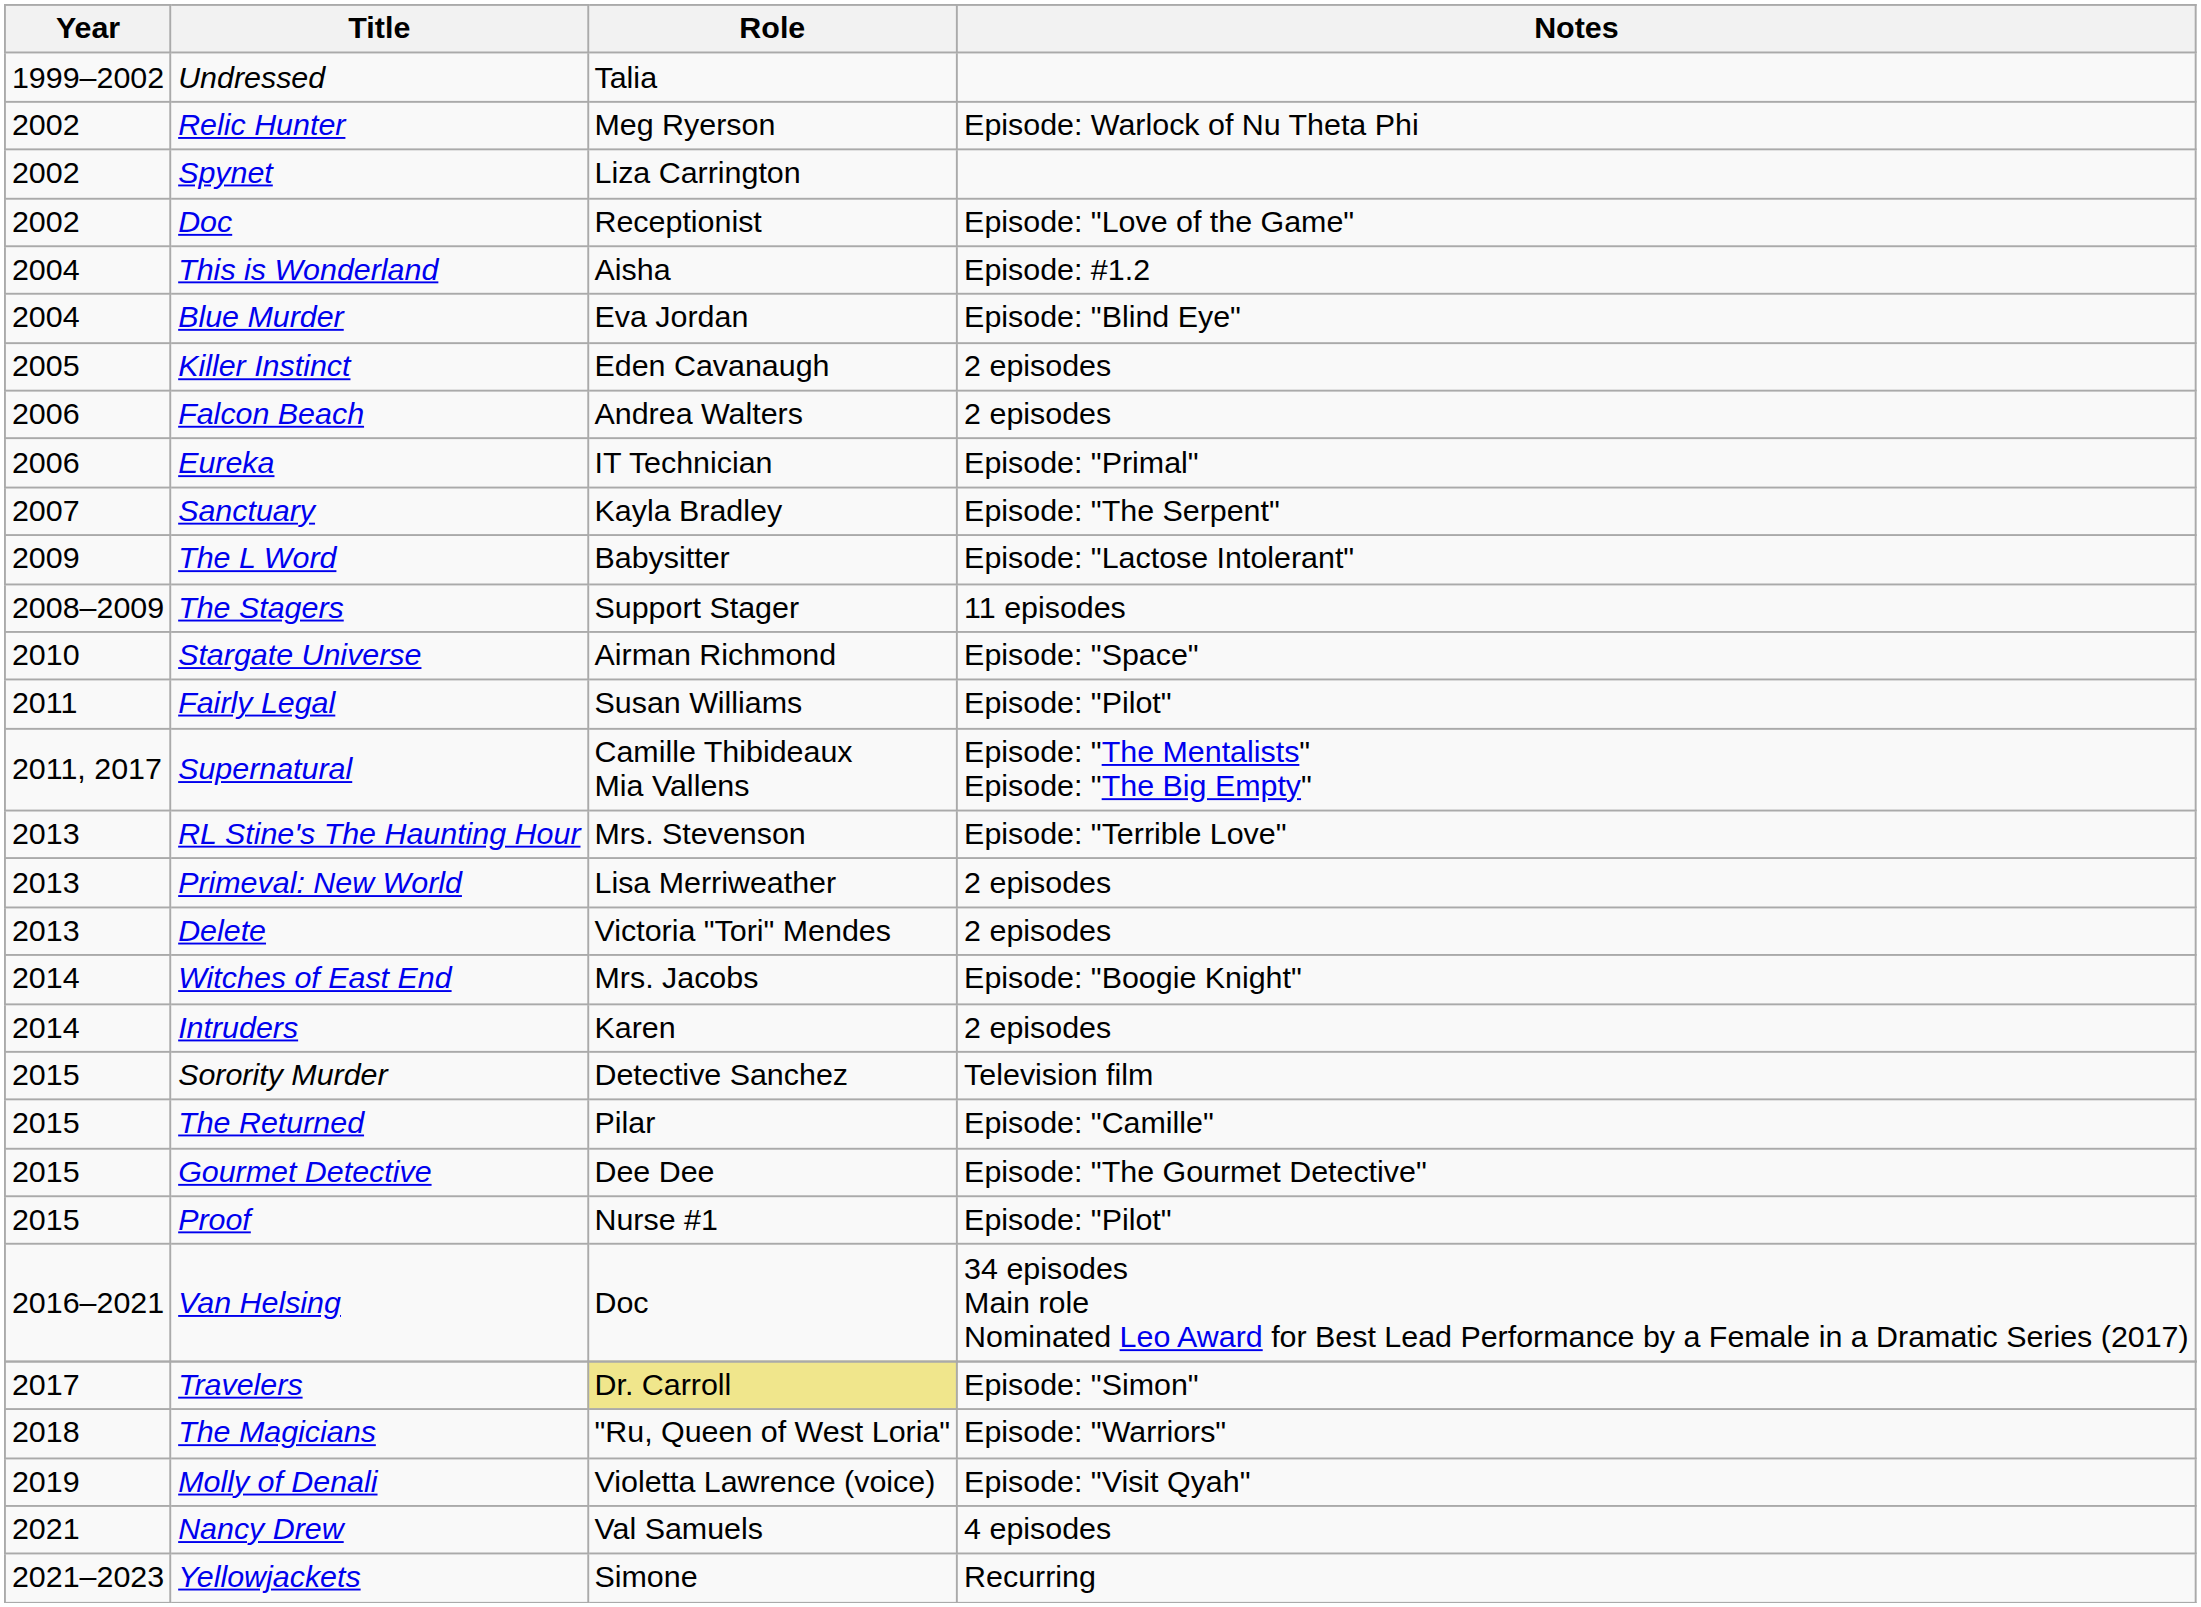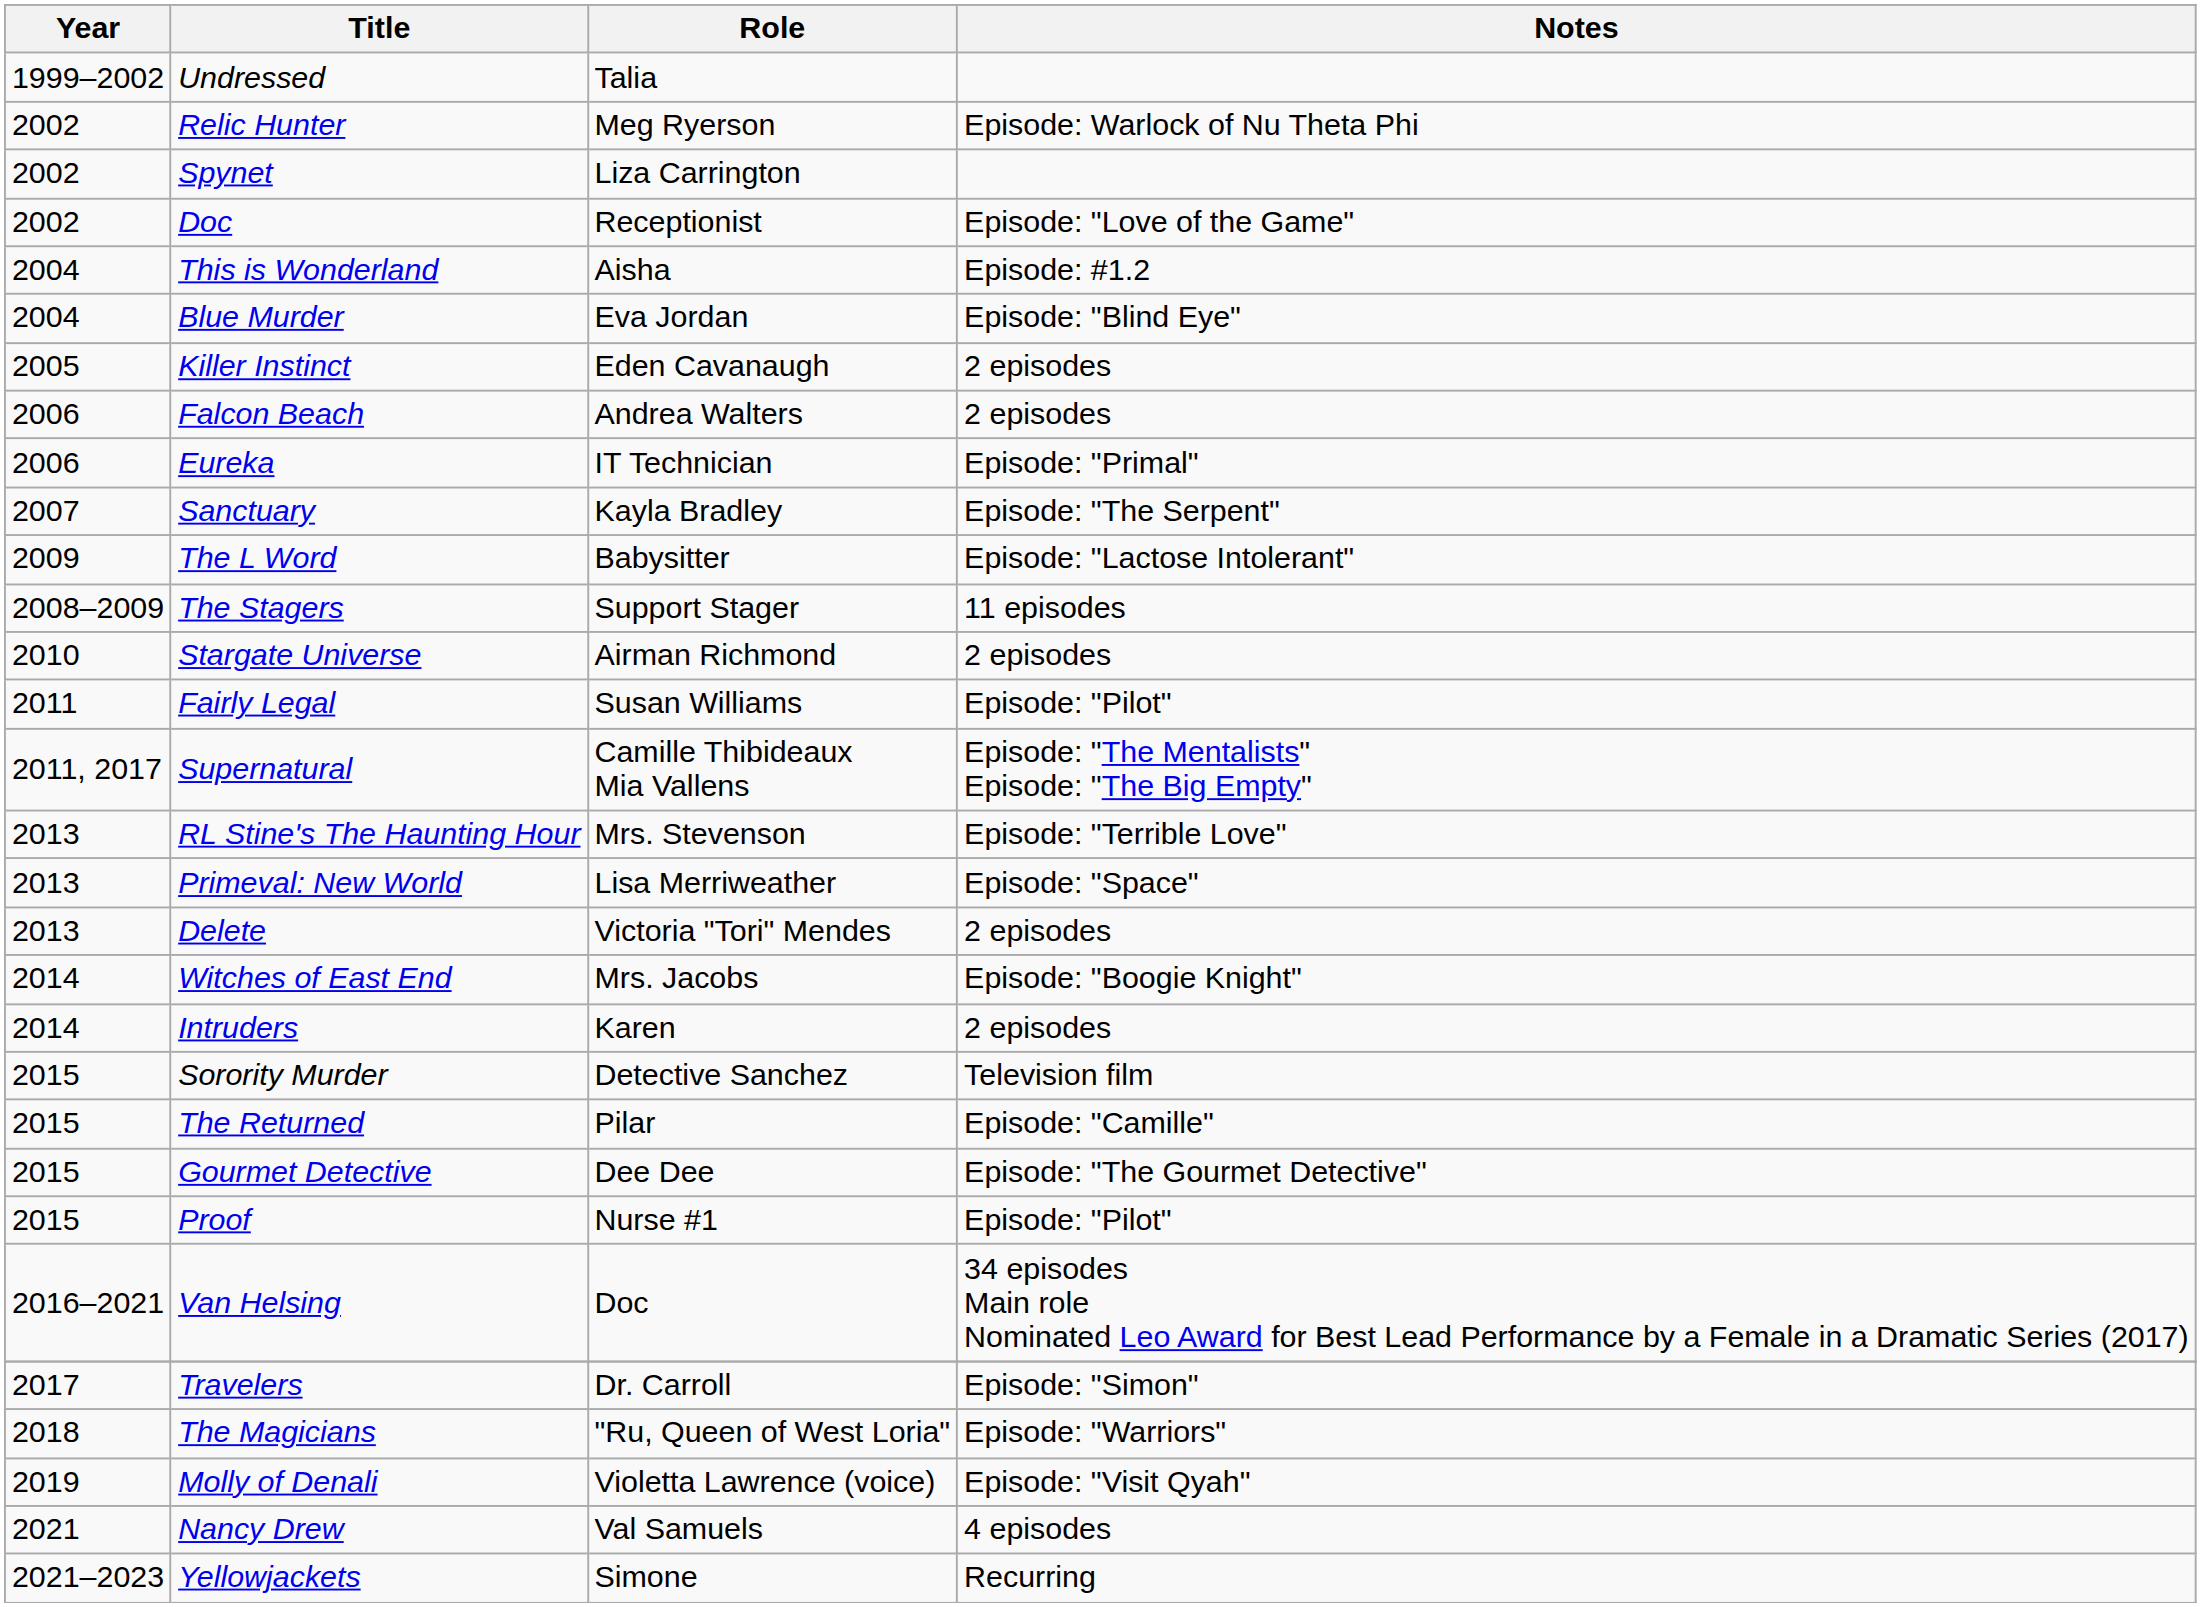(1081, 655) Episode: "Space" -> (1038, 655) 2 episodes
(1038, 882) 2 episodes -> (1081, 882) Episode: "Space"
(663, 1384) khaki background -> (663, 1384) no background
